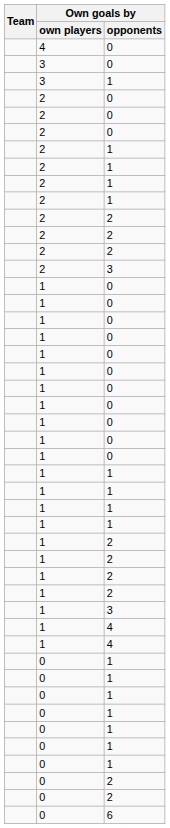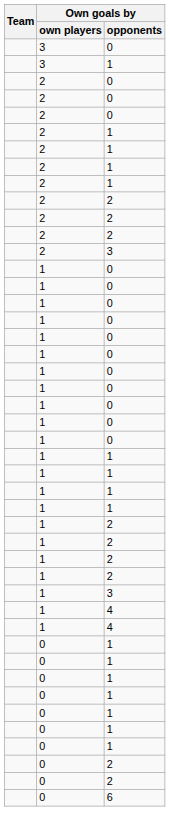- row: (42, 47)
